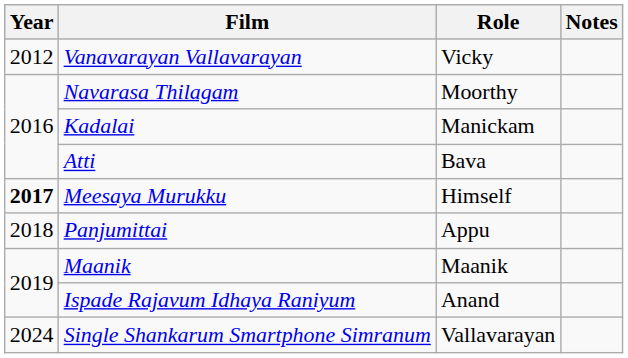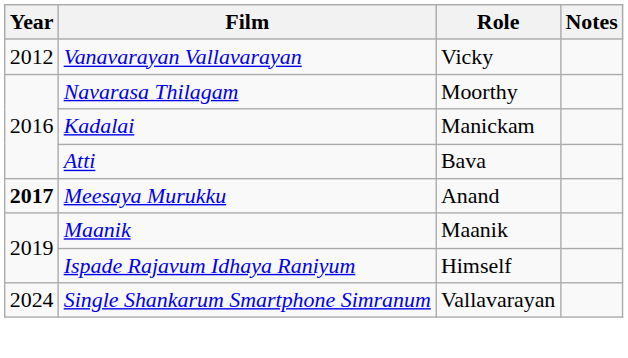(476, 195) Himself -> (470, 195) Anand
- row: (115, 230)
(470, 299) Anand -> (476, 265) Himself
